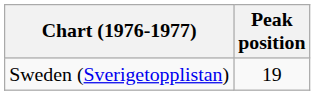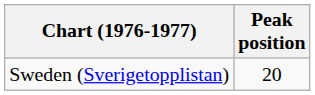(272, 74) 19 -> (272, 74) 20
